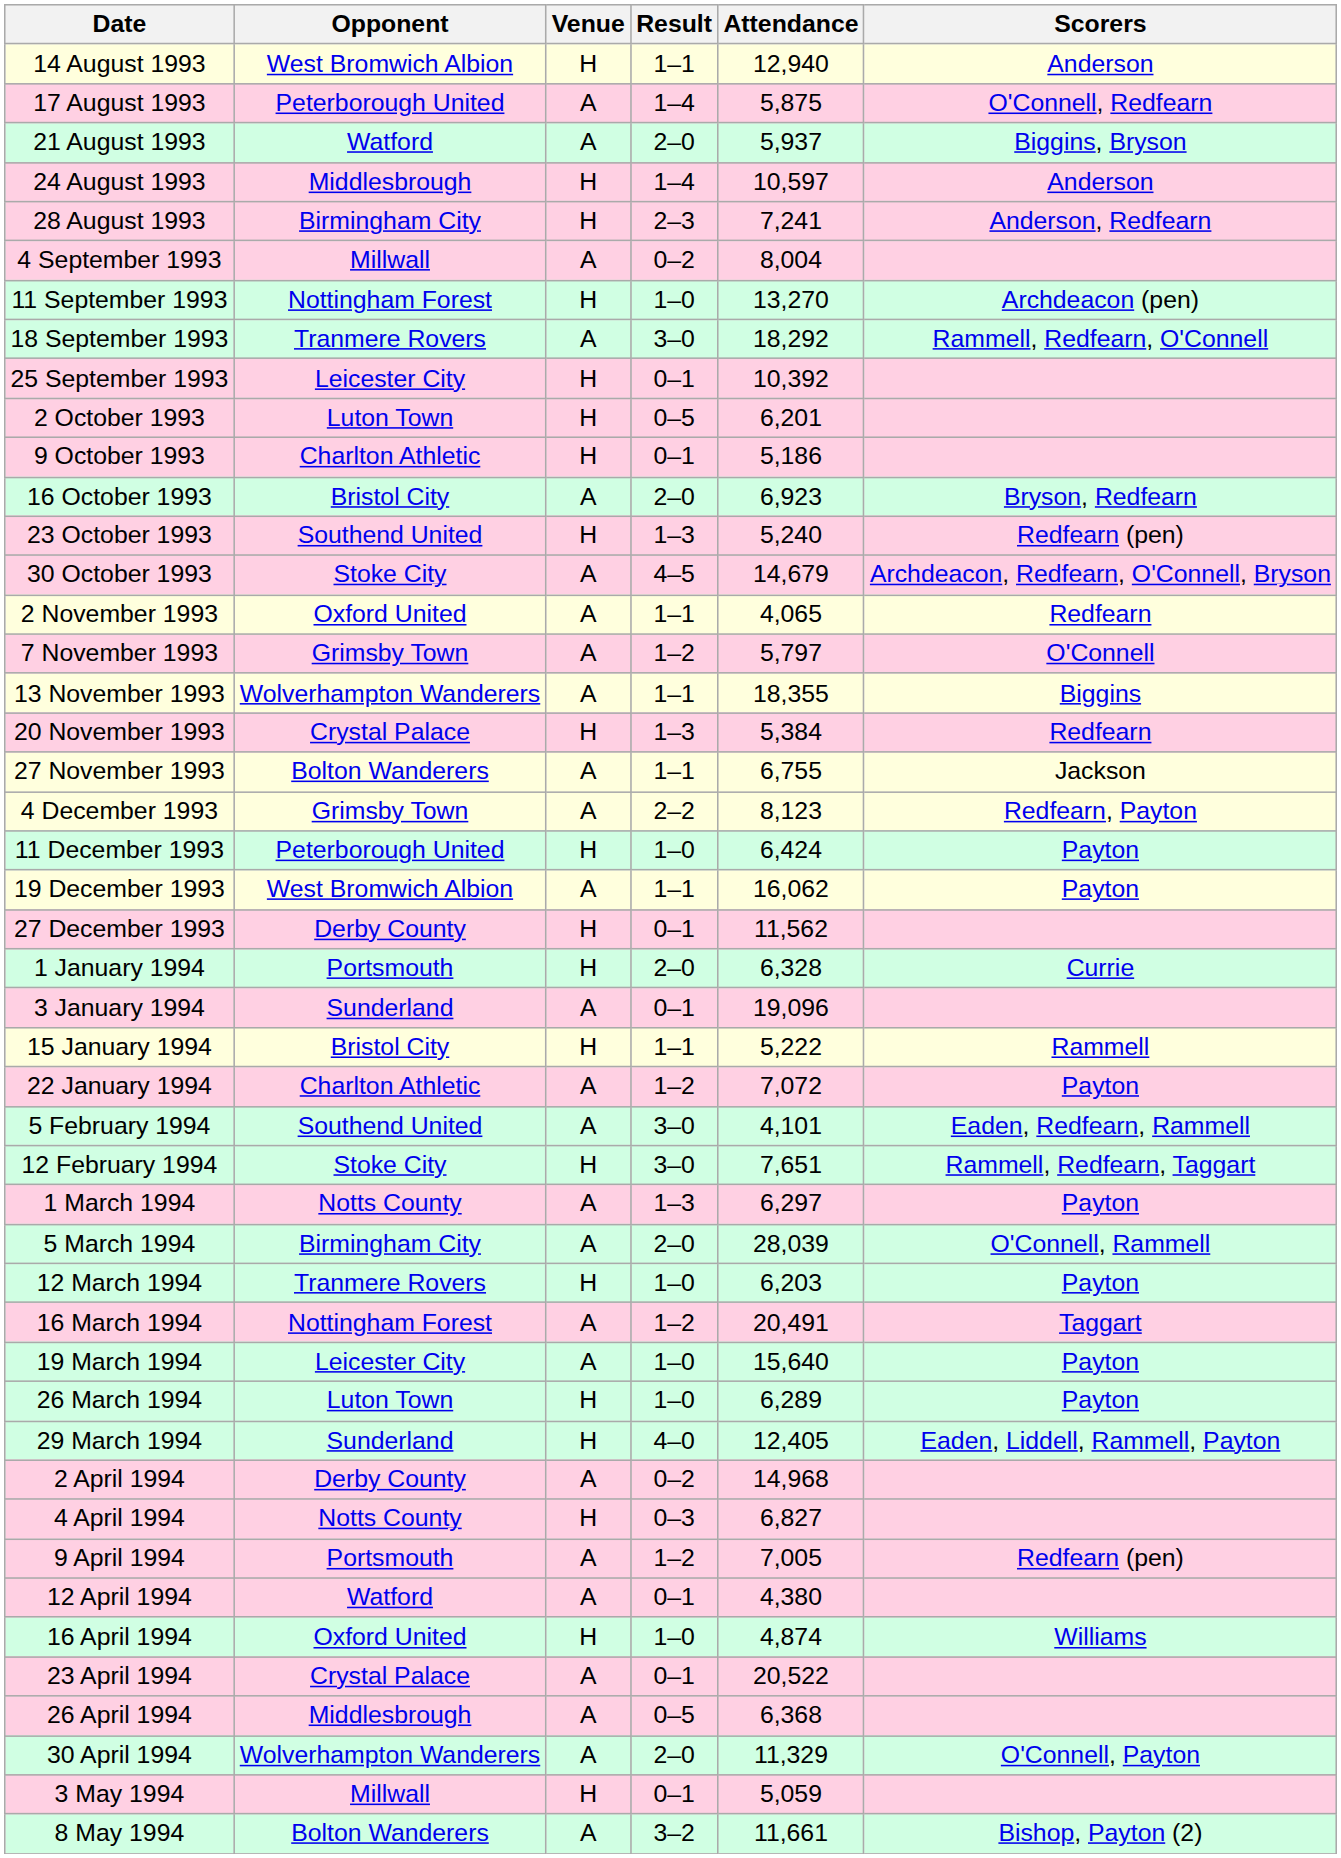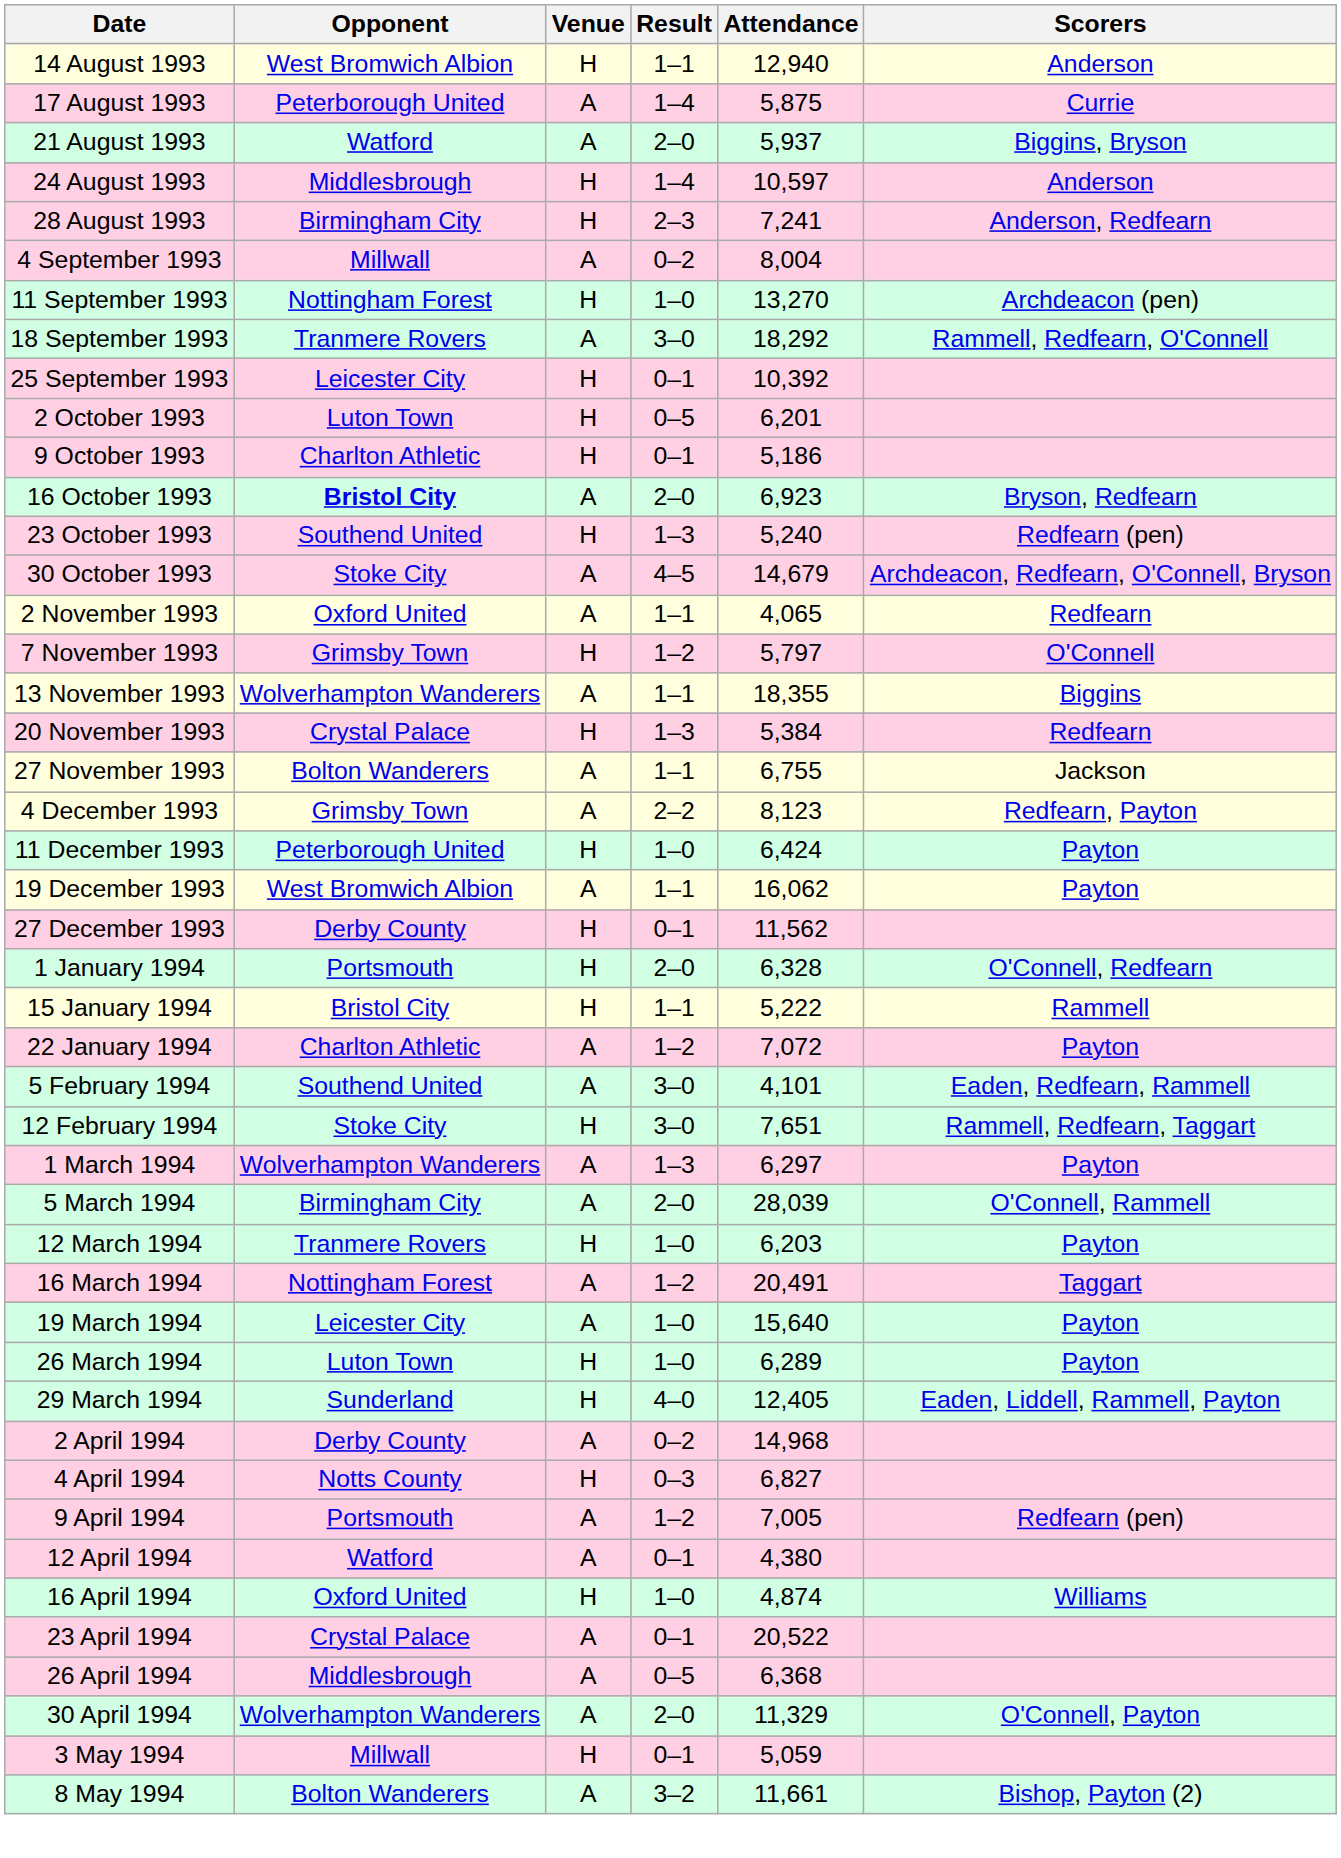(1100, 102) O'Connell, Redfearn -> (1100, 102) Currie
(390, 496) normal -> (390, 496) bold
(588, 653) A -> (588, 653) H
(1100, 968) Currie -> (1100, 968) O'Connell, Redfearn
- row: (119, 1007)
(390, 1204) Notts County -> (390, 1164) Wolverhampton Wanderers
